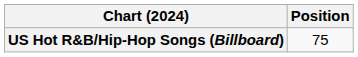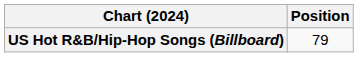(320, 39) 75 -> (320, 39) 79
